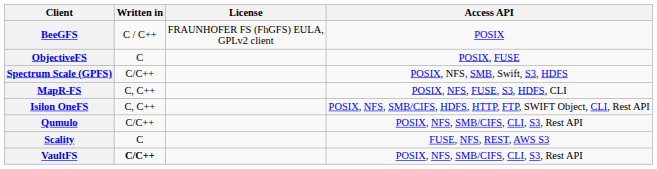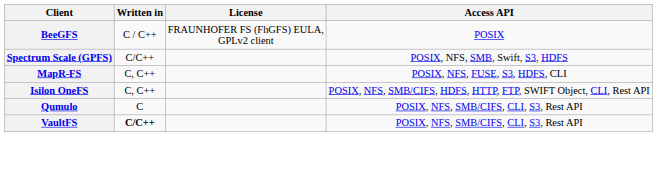- row: (59, 57)
(140, 123) C/C++ -> (140, 106) C
- row: (59, 139)
